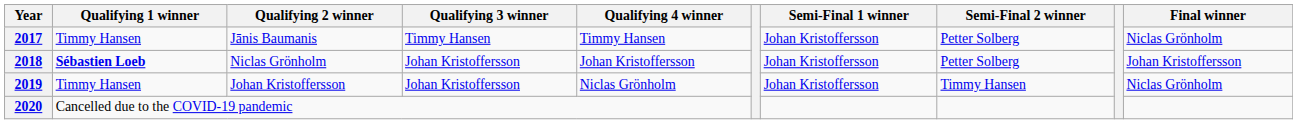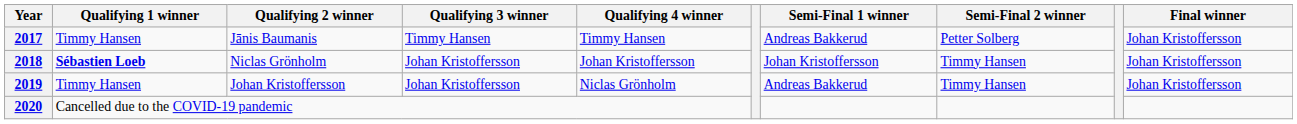(821, 38) Johan Kristoffersson -> (815, 38) Andreas Bakkerud
(1174, 38) Niclas Grönholm -> (1184, 38) Johan Kristoffersson
(980, 61) Petter Solberg -> (983, 61) Timmy Hansen
(821, 84) Johan Kristoffersson -> (815, 84) Andreas Bakkerud
(1174, 84) Niclas Grönholm -> (1184, 84) Johan Kristoffersson
